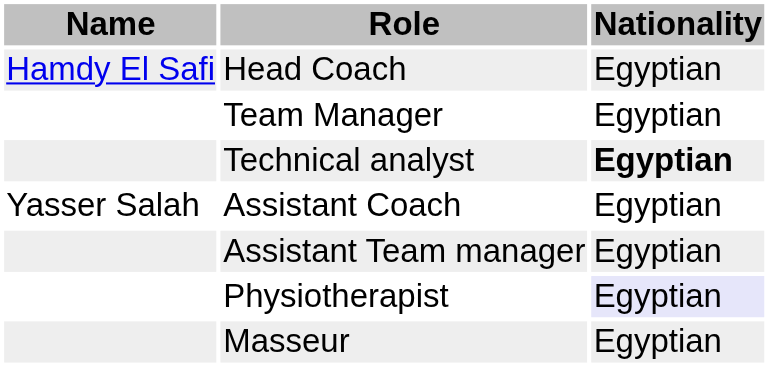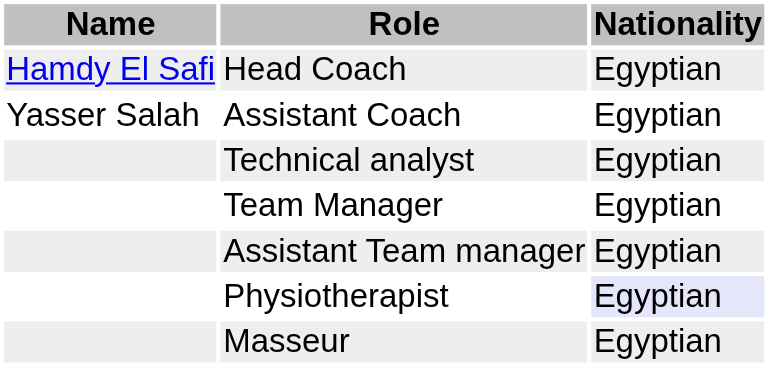rows swapped: (342, 205) <-> (333, 114)
(663, 160) bold -> (658, 160) normal
